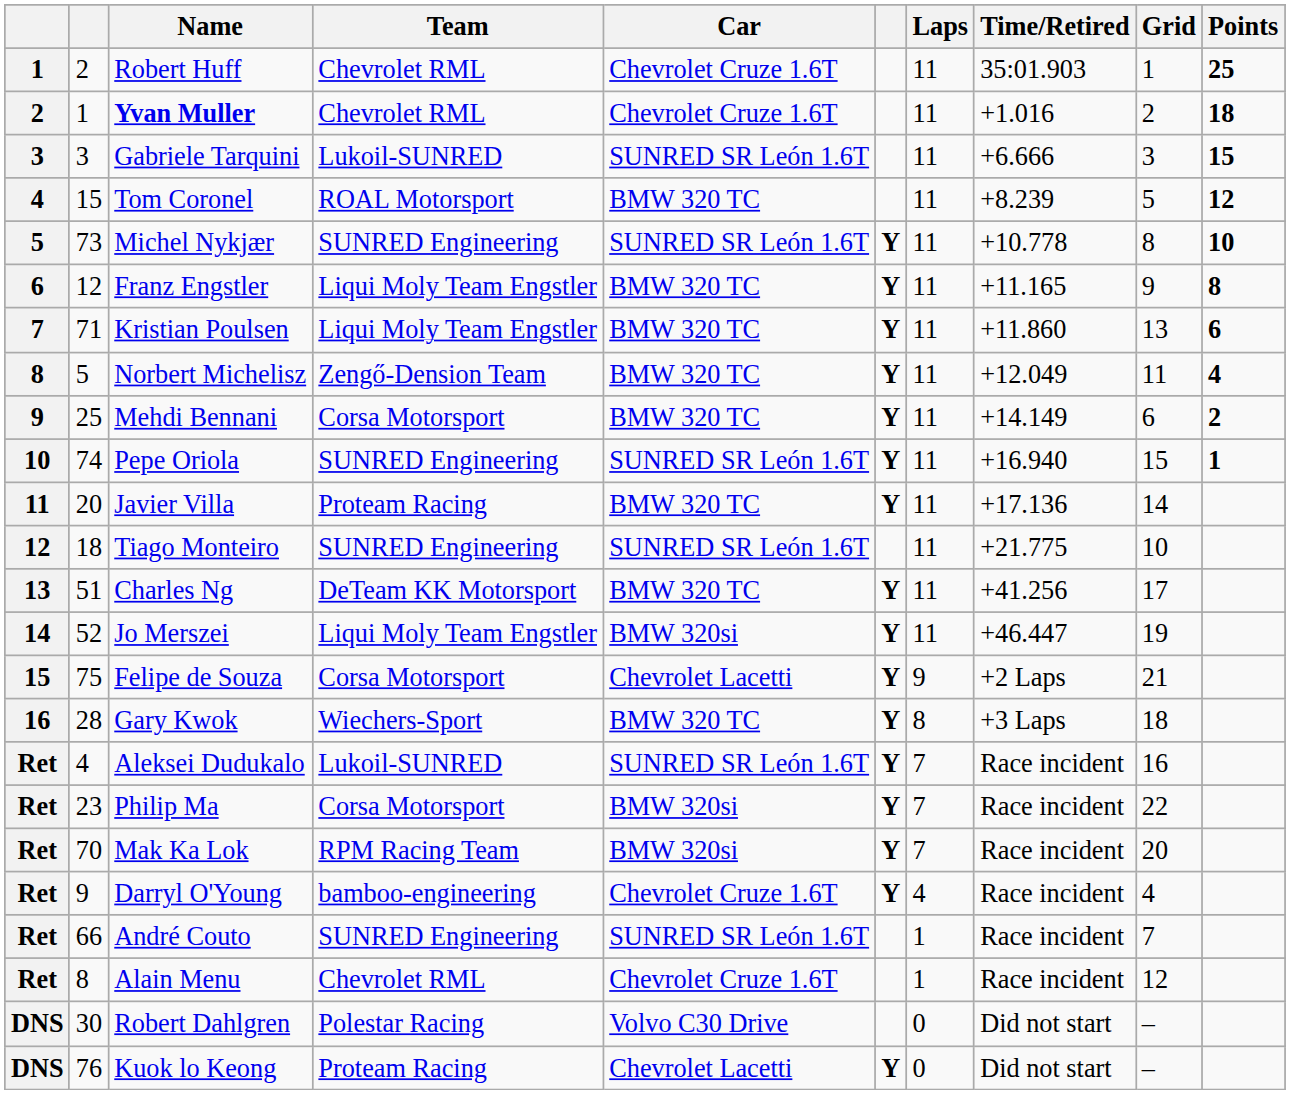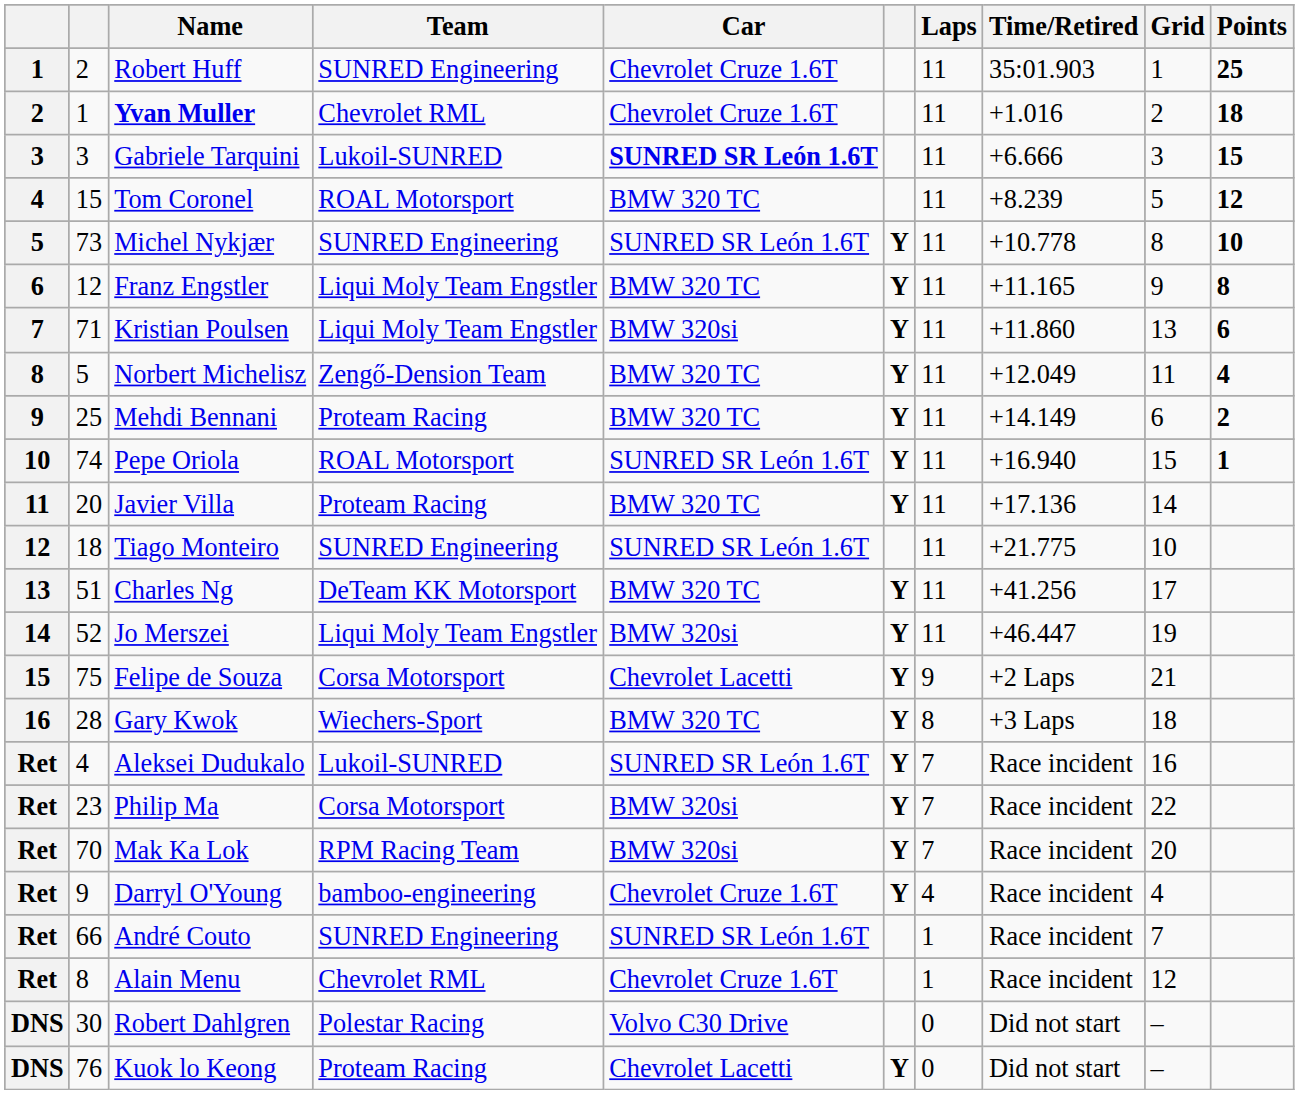(402, 69) Chevrolet RML -> (438, 69) SUNRED Engineering
(739, 156) normal -> (744, 156) bold
(685, 329) BMW 320 TC -> (674, 329) BMW 320si
(411, 416) Corsa Motorsport -> (403, 416) Proteam Racing
(438, 459) SUNRED Engineering -> (416, 459) ROAL Motorsport
